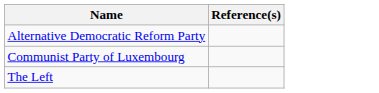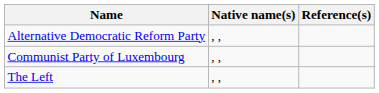+ column: (253, 14)
